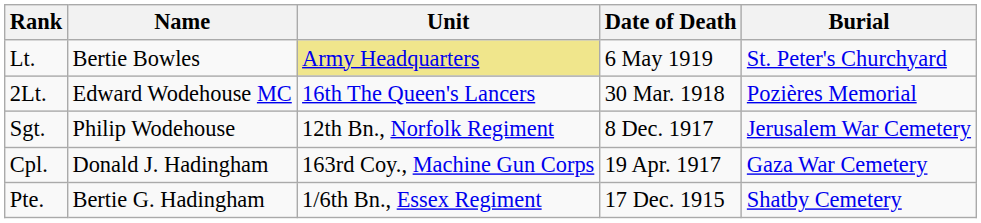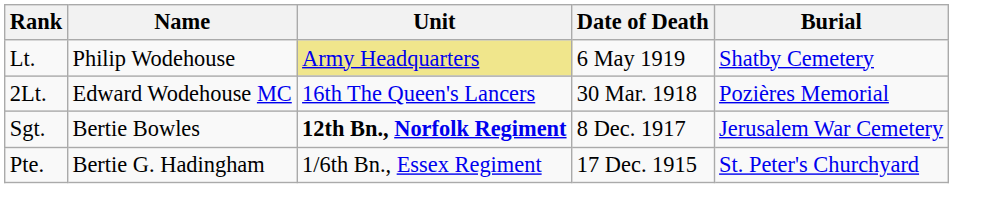(136, 57) Bertie Bowles -> (154, 57) Philip Wodehouse
(847, 57) St. Peter's Churchyard -> (797, 57) Shatby Cemetery
(154, 128) Philip Wodehouse -> (136, 128) Bertie Bowles
(428, 128) normal -> (434, 128) bold
- row: (29, 164)
(824, 199) Shatby Cemetery -> (819, 164) St. Peter's Churchyard
